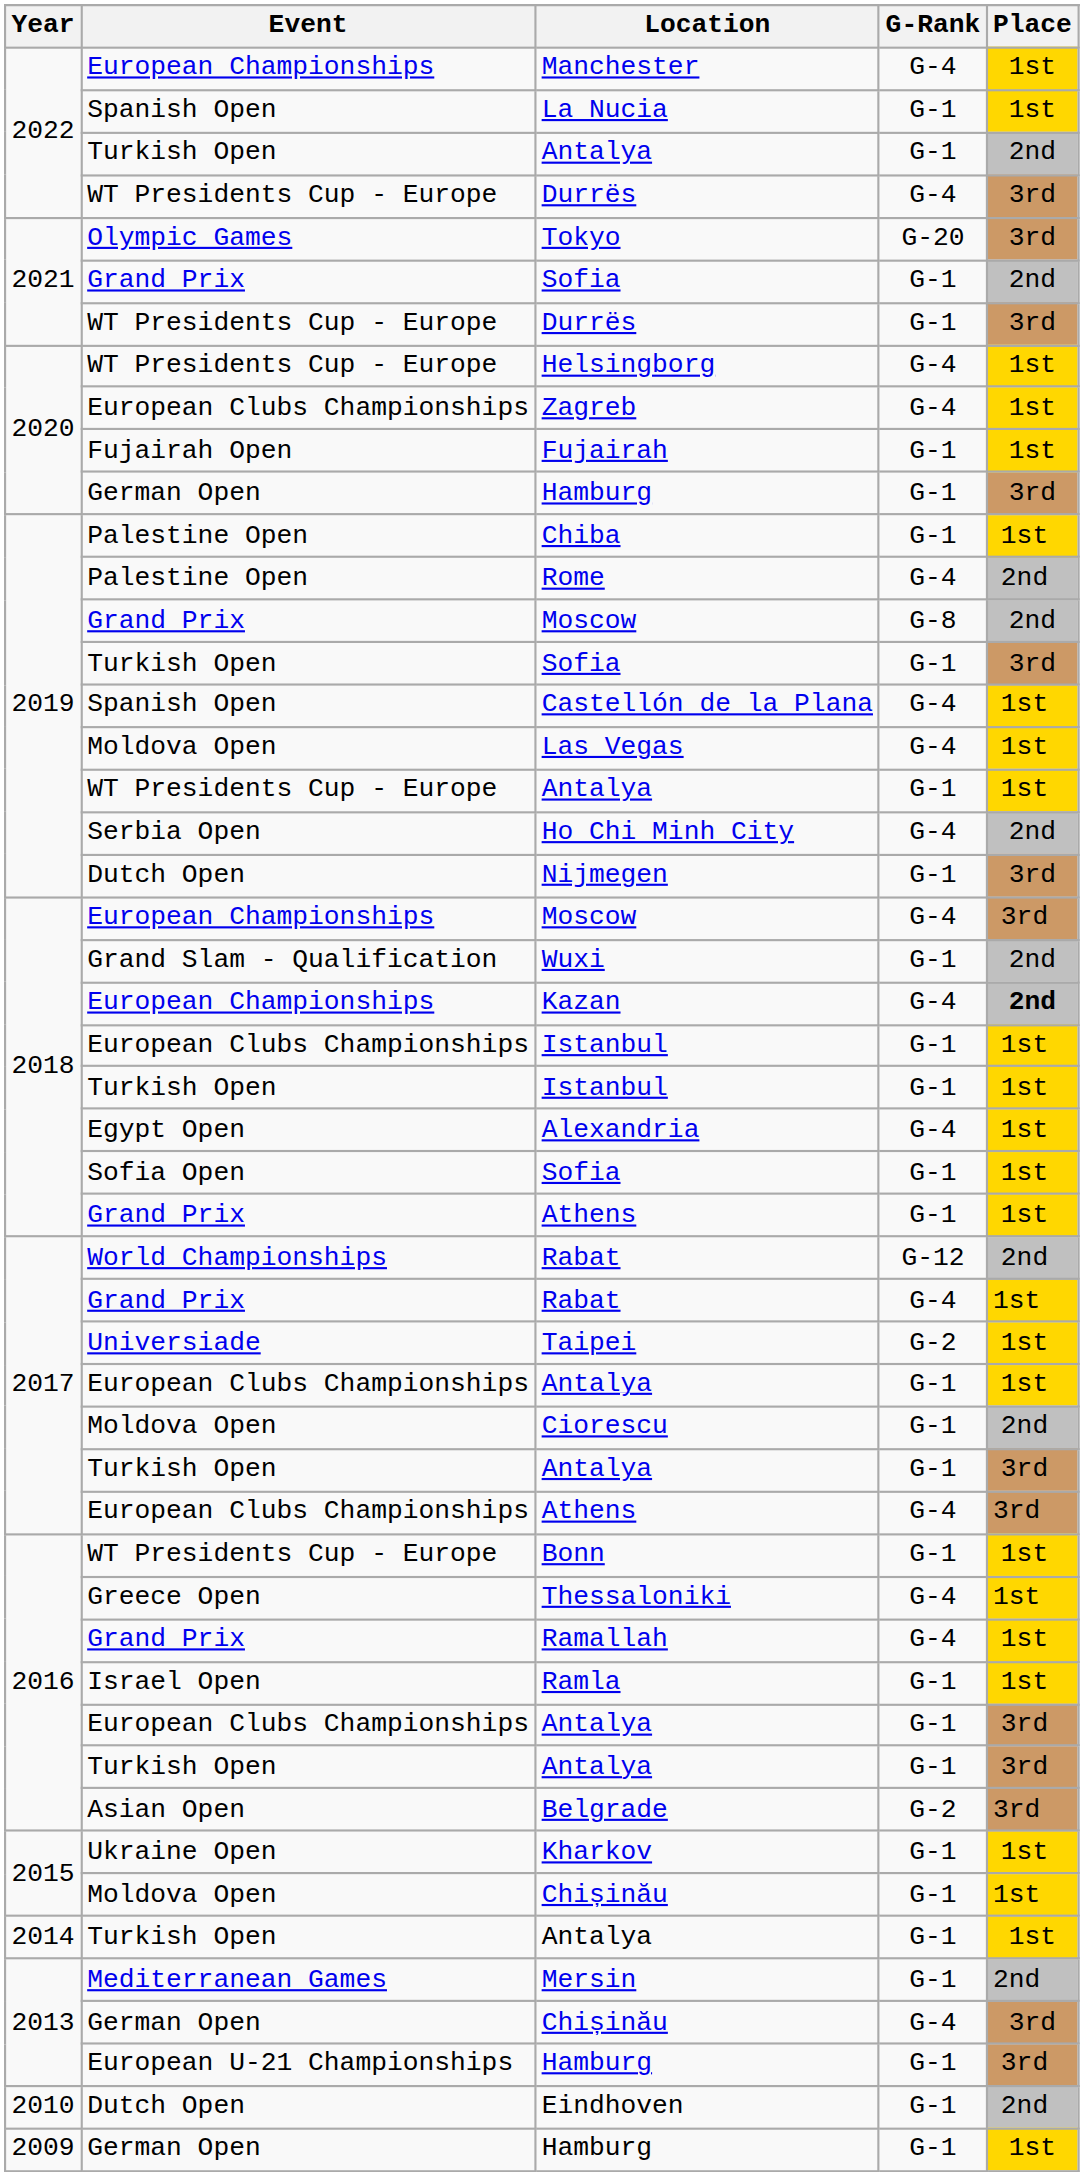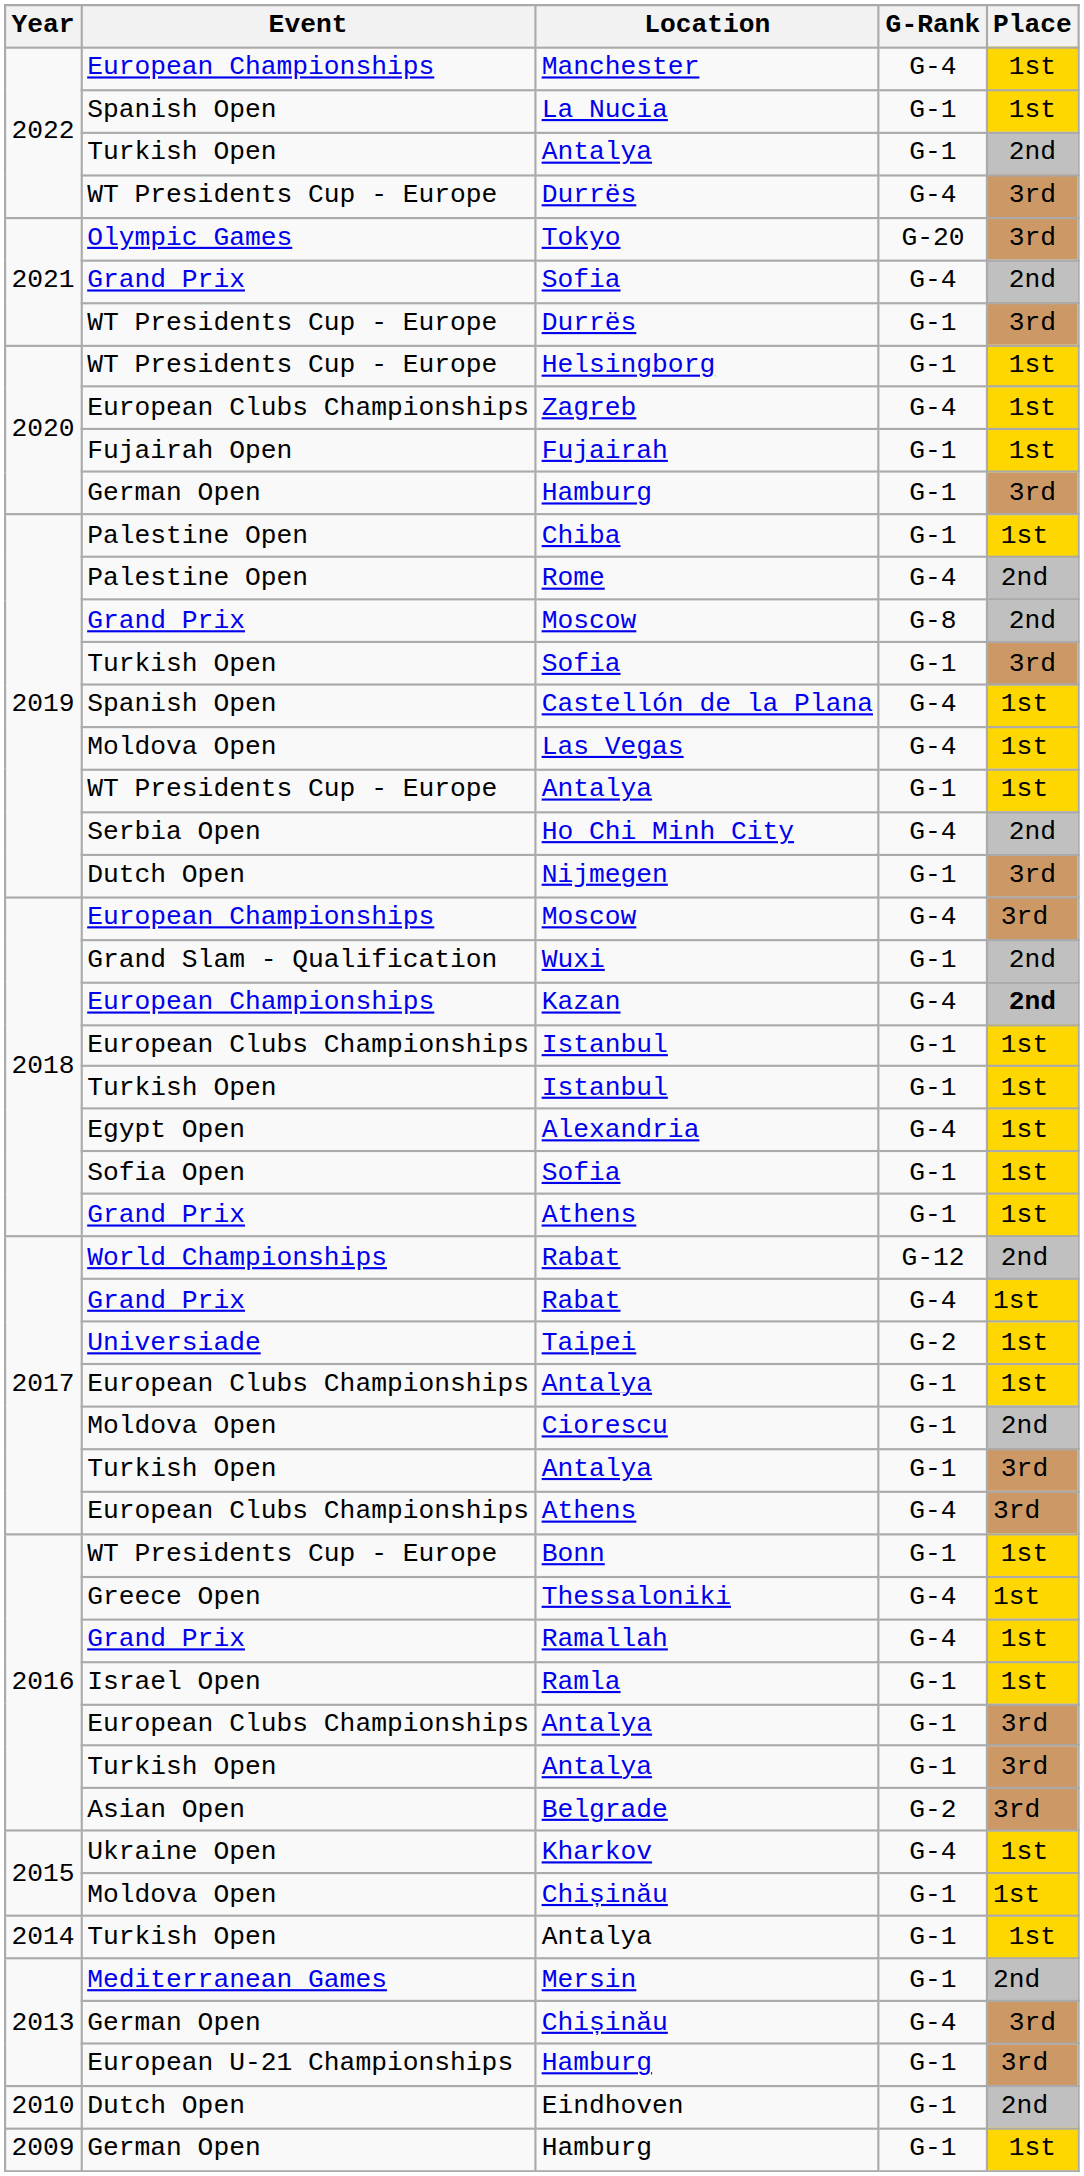(933, 281) G-1 -> (933, 281) G-4
(933, 366) G-4 -> (933, 366) G-1
(933, 1853) G-1 -> (933, 1853) G-4
